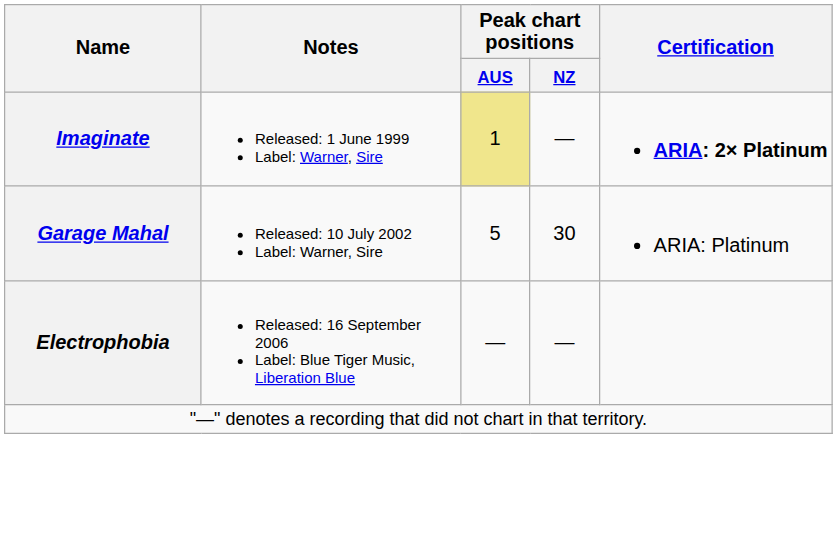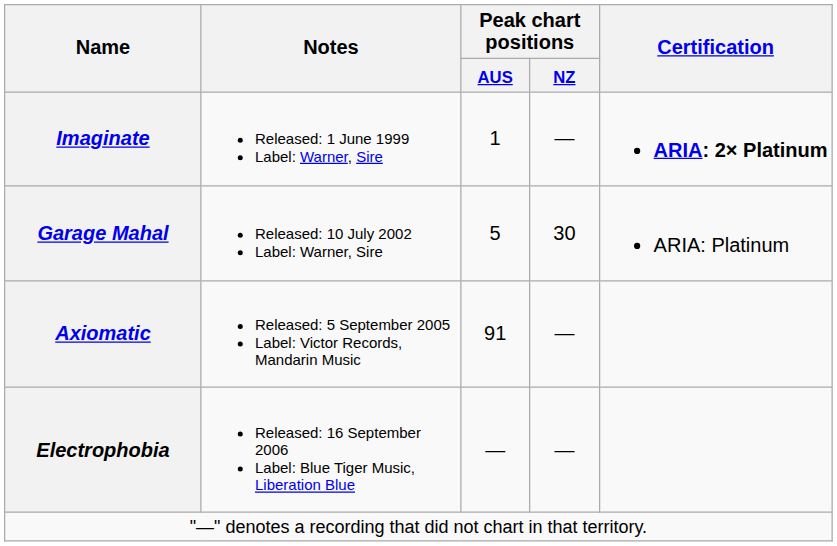(495, 139) khaki background -> (495, 139) no background
+ row: (103, 333)
